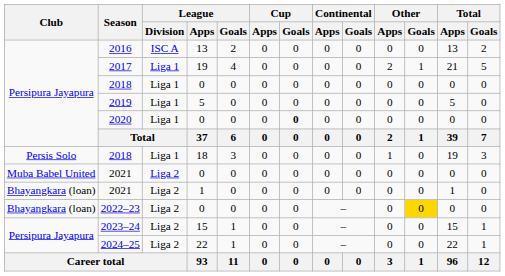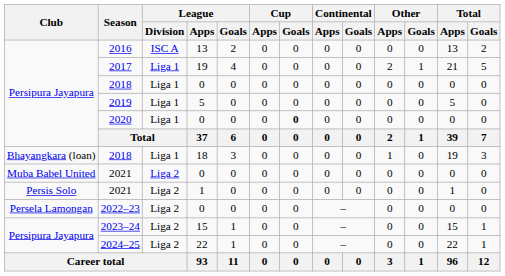(51, 155) Persis Solo -> (51, 155) Bhayangkara (loan)
(51, 191) Bhayangkara (loan) -> (51, 191) Persis Solo
(51, 208) Bhayangkara (loan) -> (51, 208) Persela Lamongan
(421, 208) gold background -> (421, 208) no background
